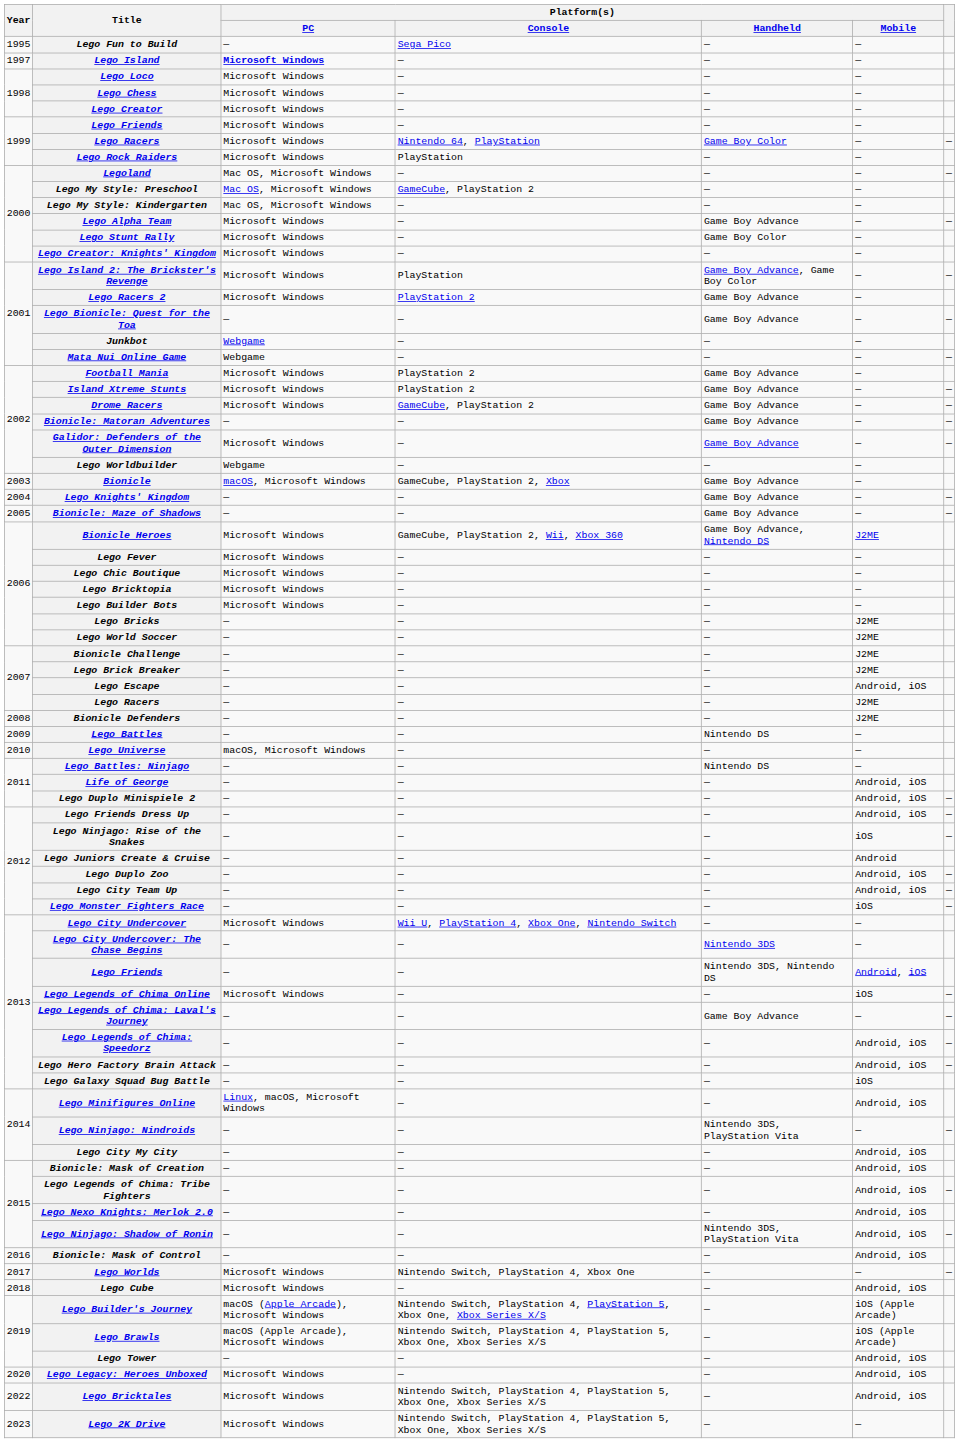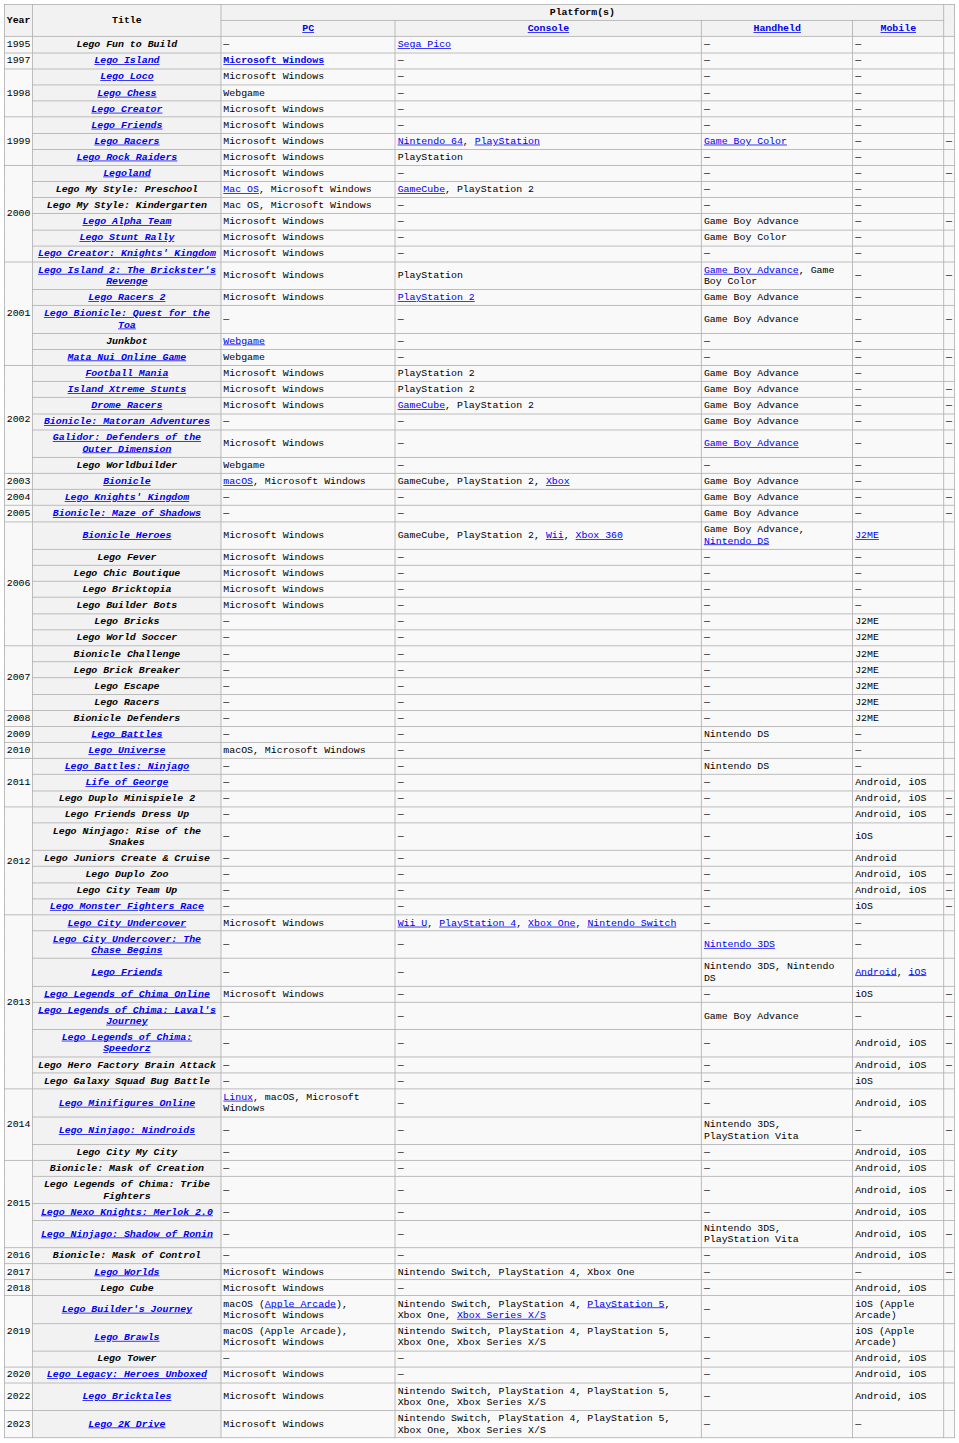(274, 93) Microsoft Windows -> (244, 93) Webgame
(297, 173) Mac OS, Microsoft Windows -> (274, 173) Microsoft Windows
(891, 686) Android, iOS -> (867, 686) J2ME
